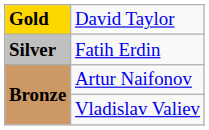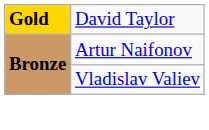- row: (118, 49)
